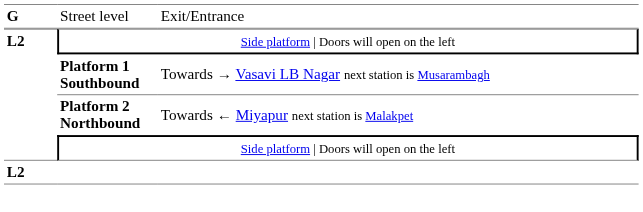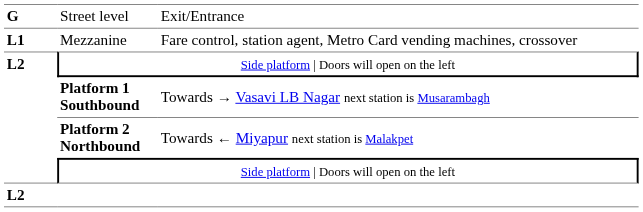+ row: (93, 40)
